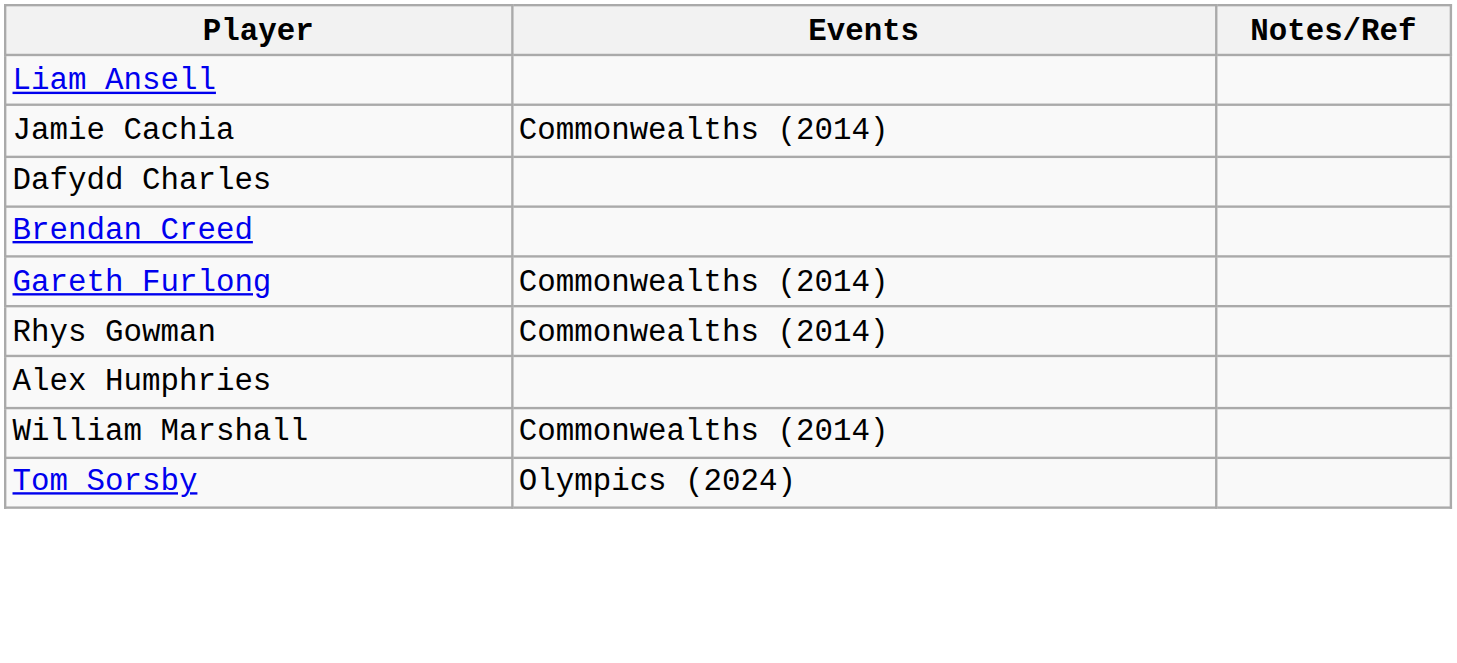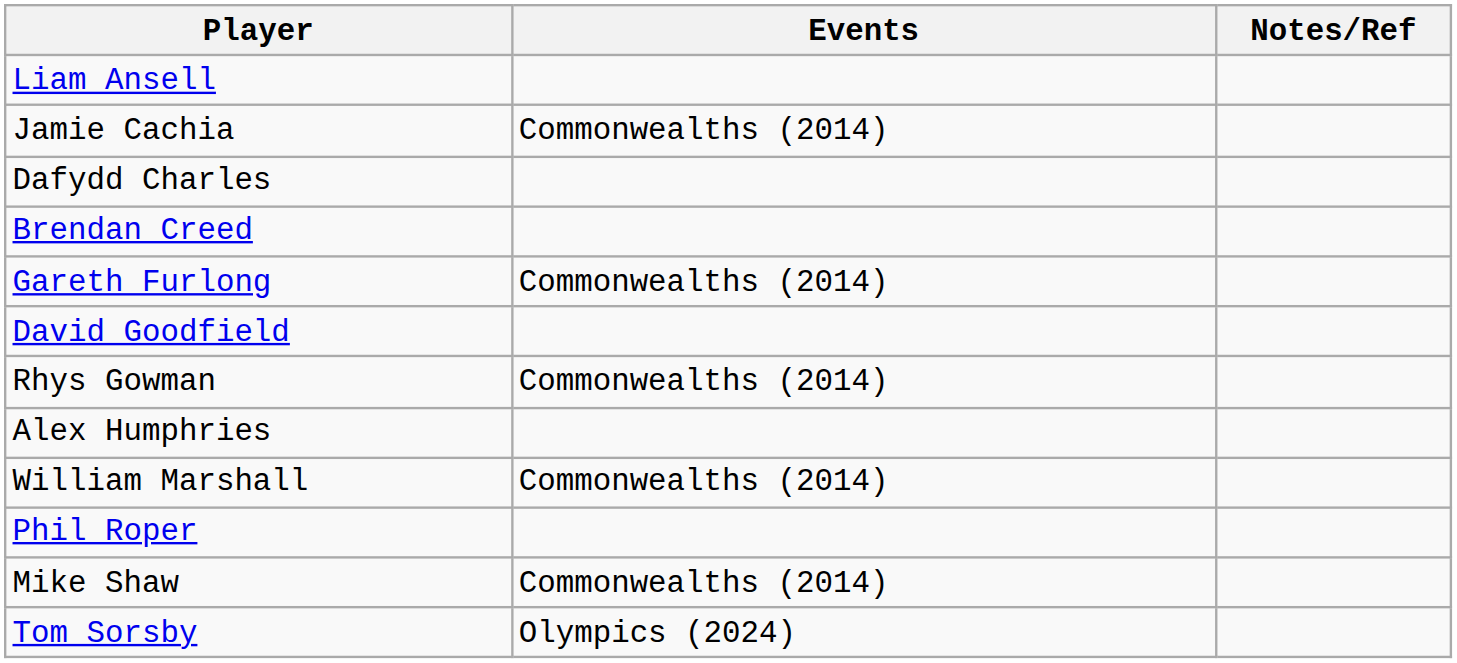+ row: (151, 332)
+ row: (105, 532)
+ row: (96, 583)
